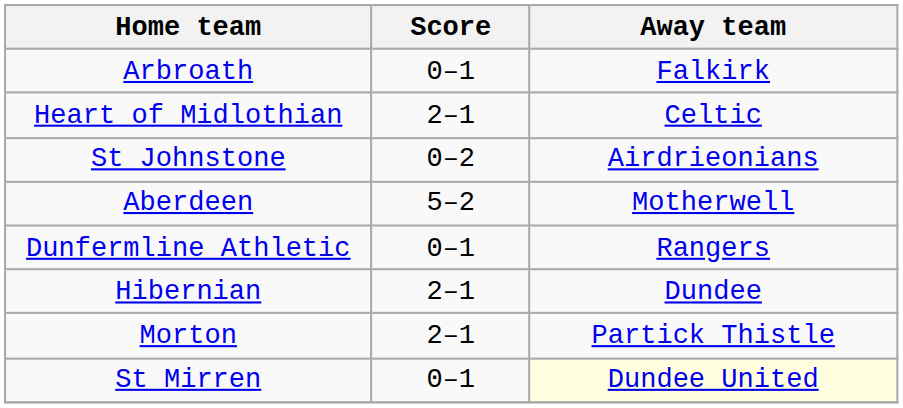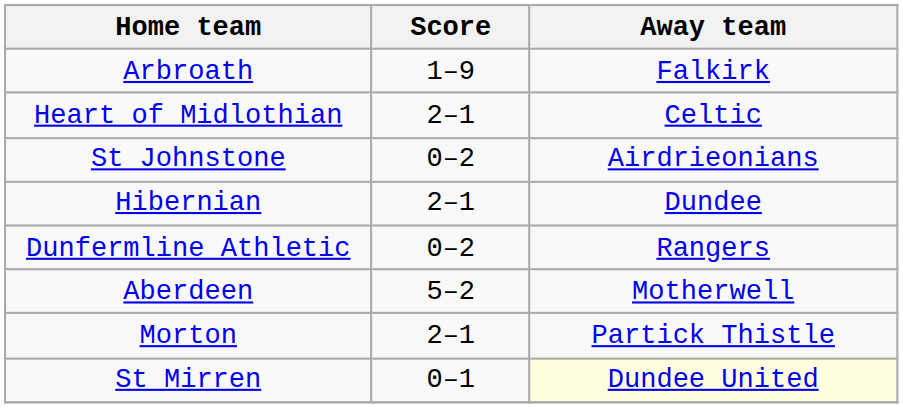(451, 71) 0–1 -> (451, 71) 1–9
rows swapped: (188, 203) <-> (188, 291)
(451, 247) 0–1 -> (451, 247) 0–2
